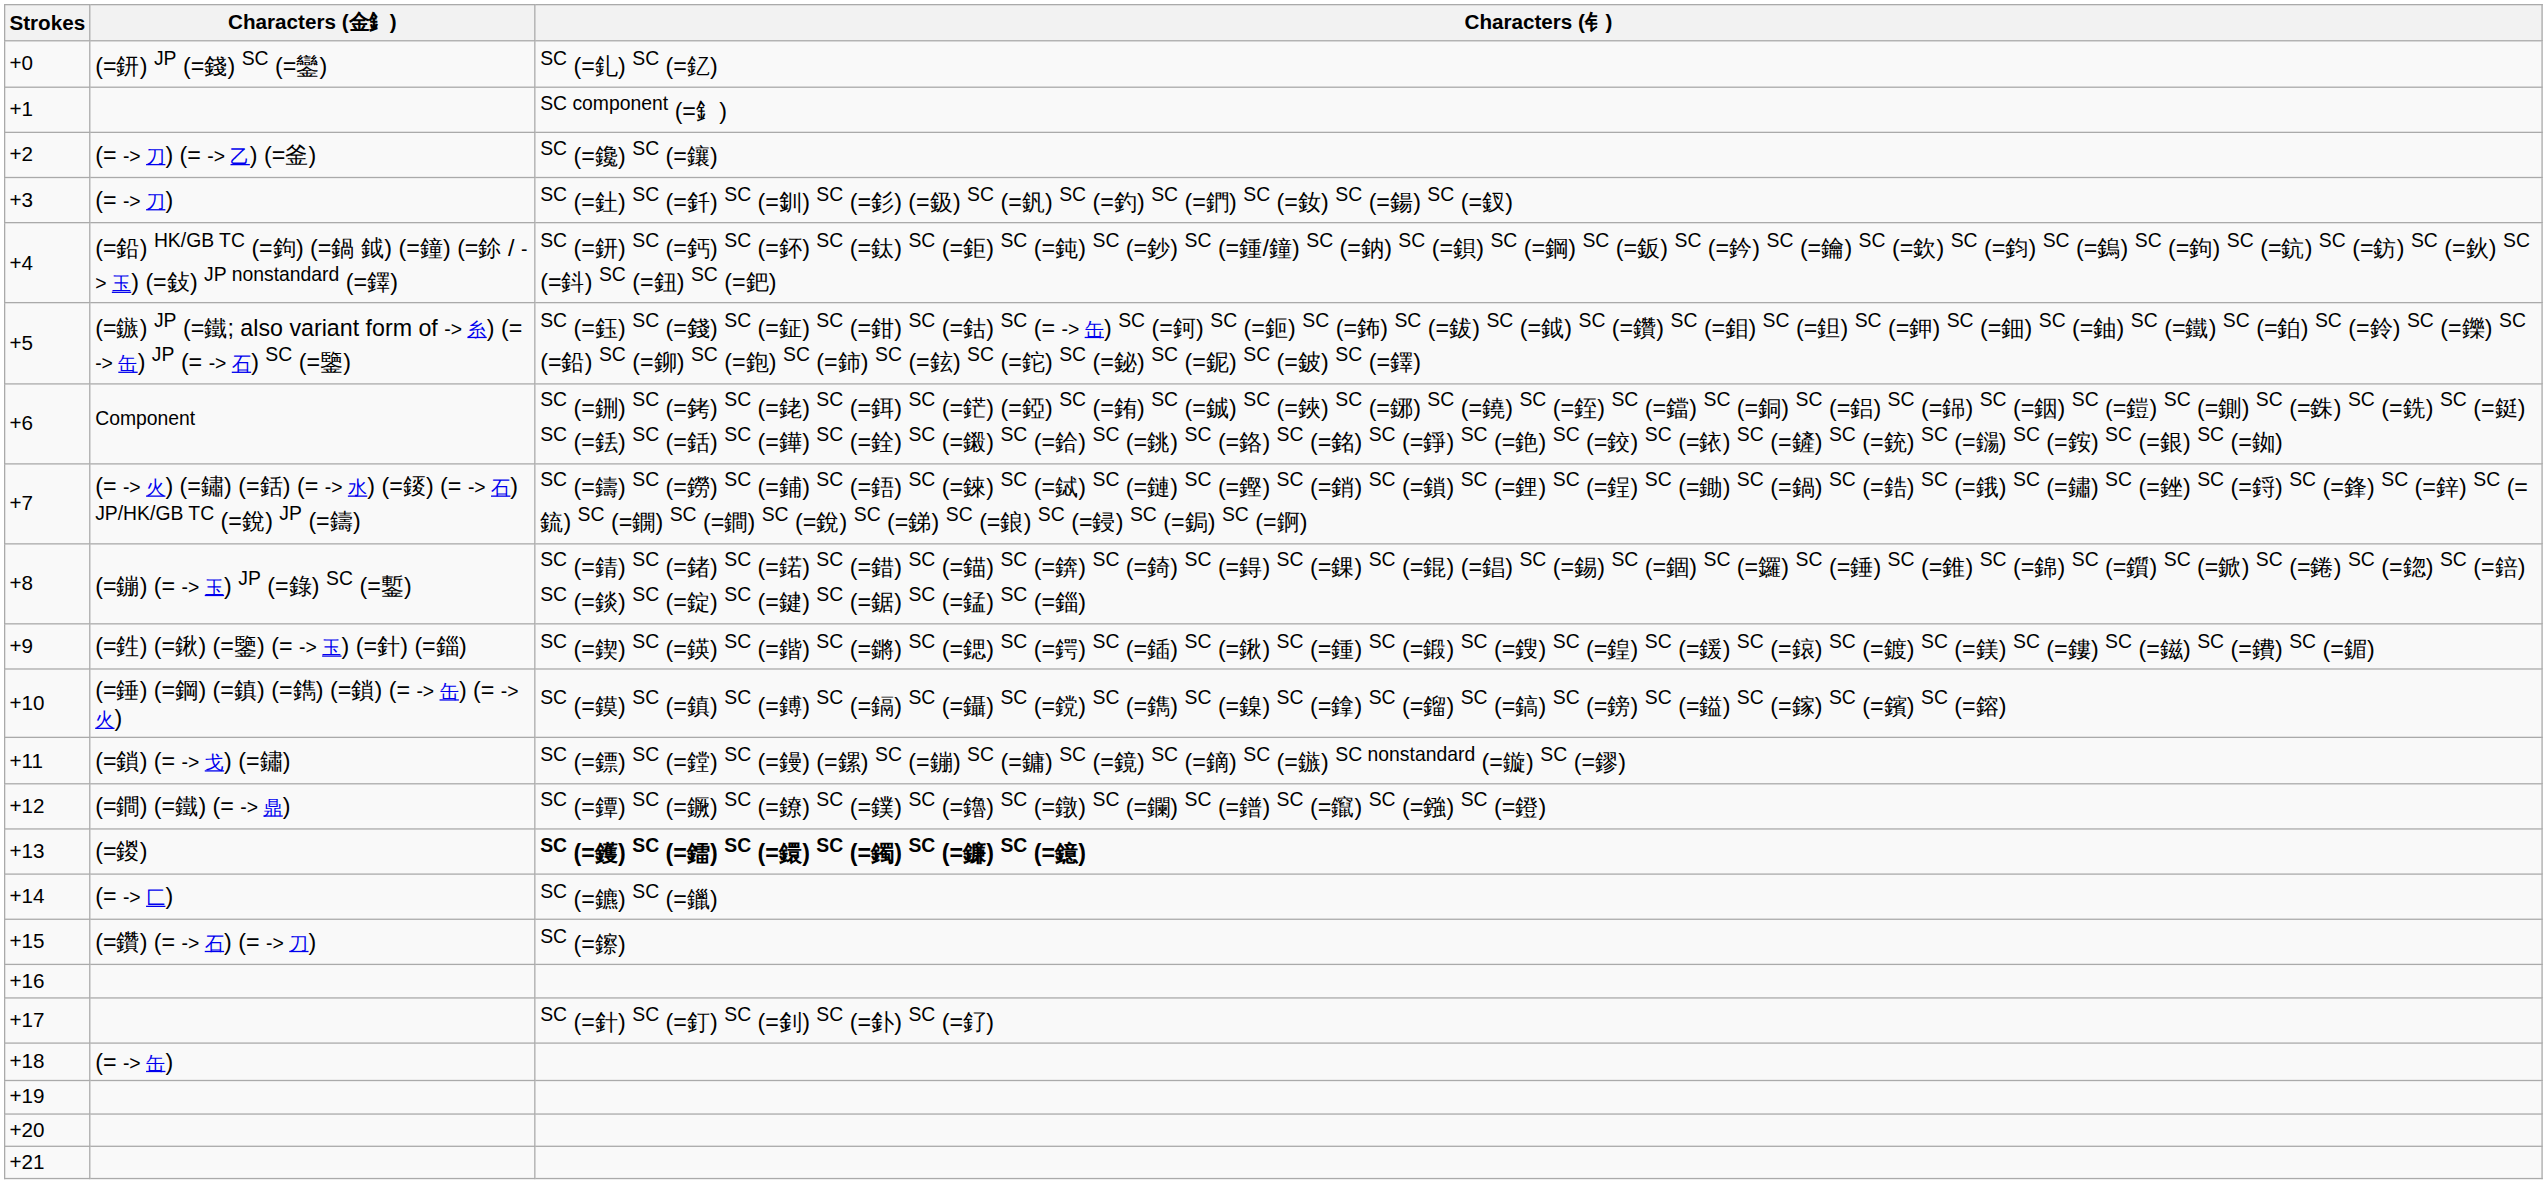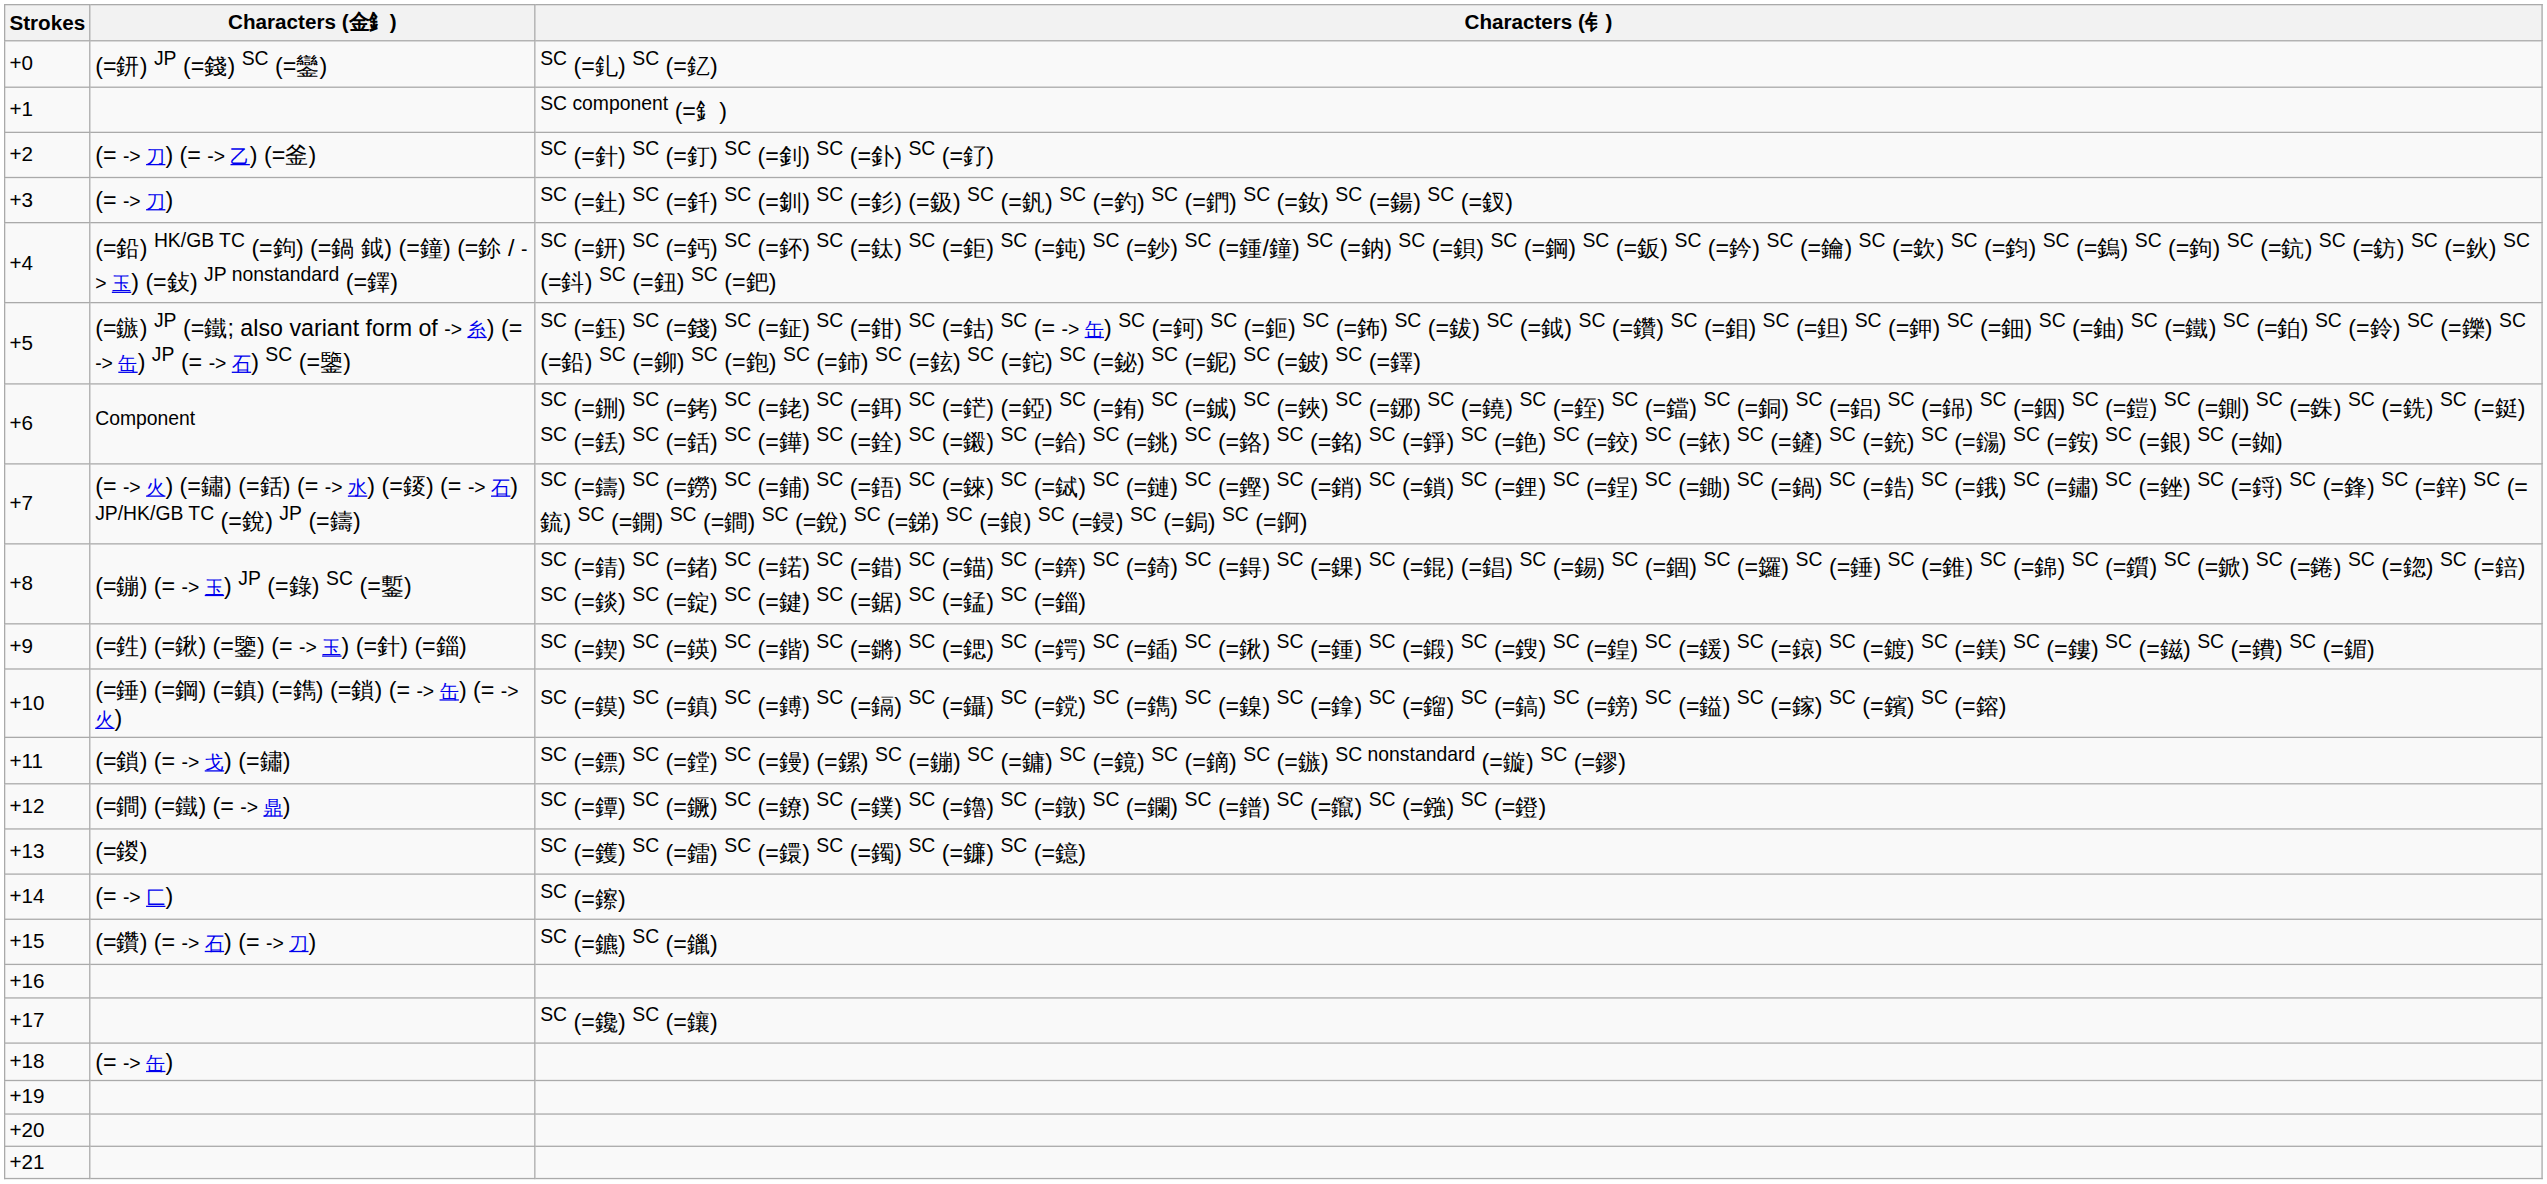(629, 153) SC (=鑱) SC (=鑲) -> (767, 153) SC (=針) SC (=釘) SC (=釗) SC (=釙) SC (=釕)
(813, 850) bold -> (813, 850) normal
(629, 896) SC (=鑣) SC (=鑞) -> (583, 896) SC (=鑔)
(583, 941) SC (=鑔) -> (629, 941) SC (=鑣) SC (=鑞)
(767, 1019) SC (=針) SC (=釘) SC (=釗) SC (=釙) SC (=釕) -> (629, 1019) SC (=鑱) SC (=鑲)
